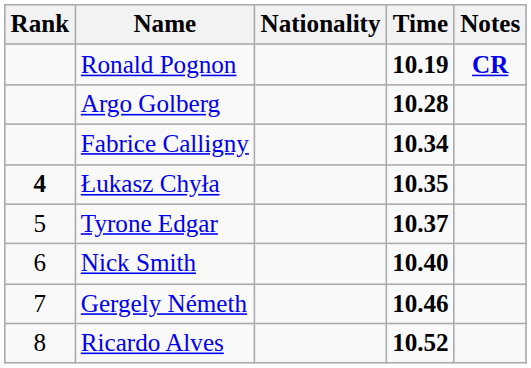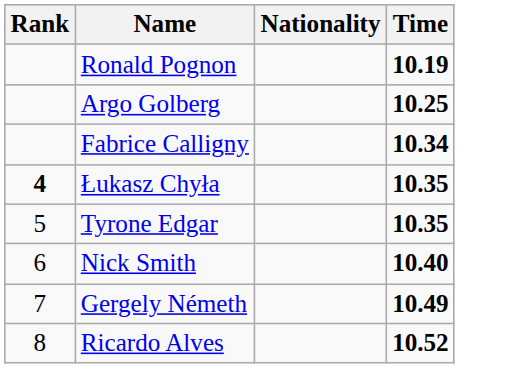- column: (490, 24)
(420, 104) 10.28 -> (420, 104) 10.25
(420, 223) 10.37 -> (420, 223) 10.35
(420, 303) 10.46 -> (420, 303) 10.49
